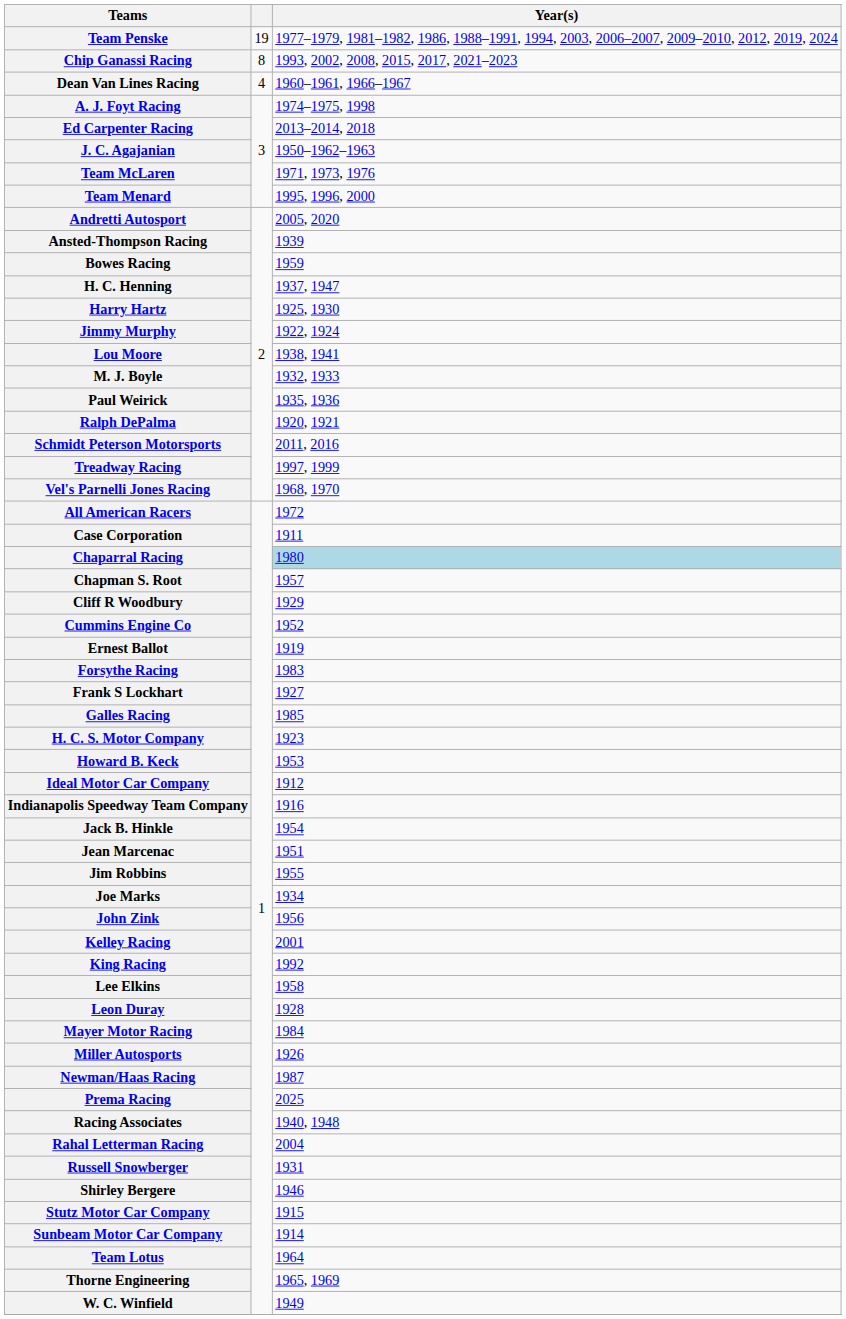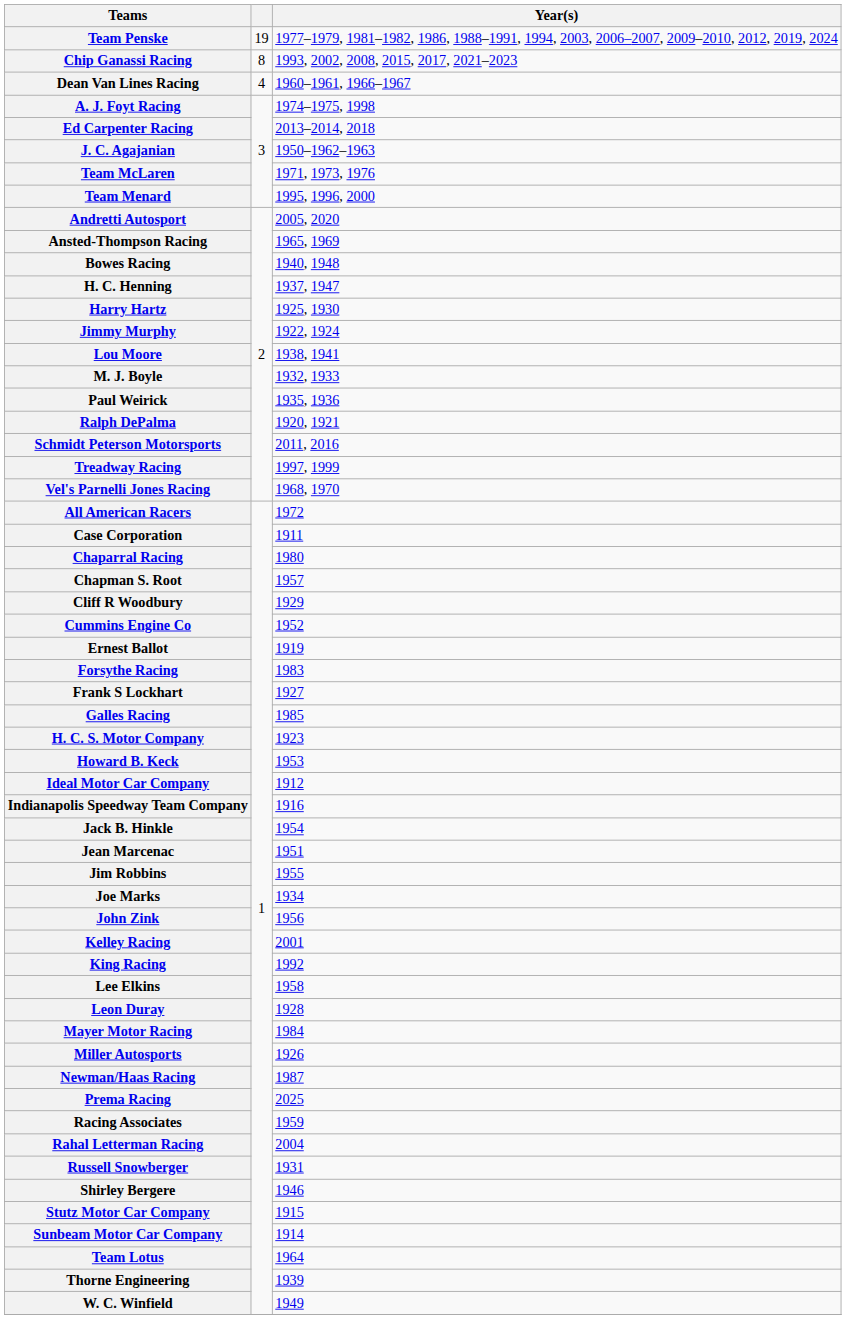(290, 241) 1939 -> (307, 241) 1965, 1969
(290, 264) 1959 -> (307, 264) 1940, 1948
(290, 557) lightblue background -> (290, 557) no background
(307, 1122) 1940, 1948 -> (290, 1122) 1959
(307, 1280) 1965, 1969 -> (290, 1280) 1939
